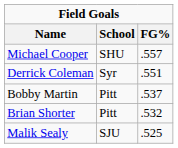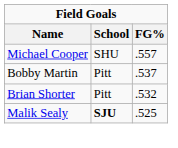- row: (50, 73)
(110, 133) normal -> (105, 113) bold
